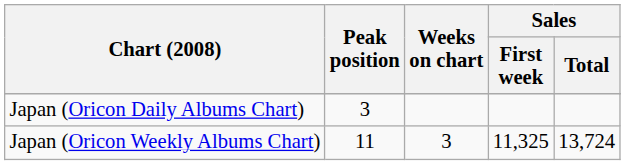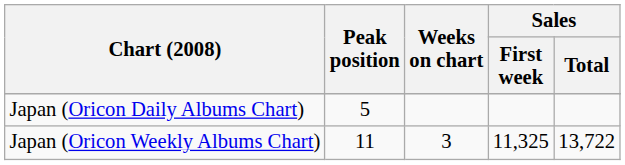(365, 109) 3 -> (365, 109) 5
(587, 142) 13,724 -> (587, 142) 13,722
